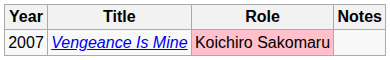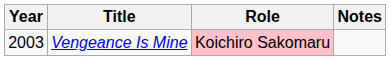(26, 42) 2007 -> (26, 42) 2003
